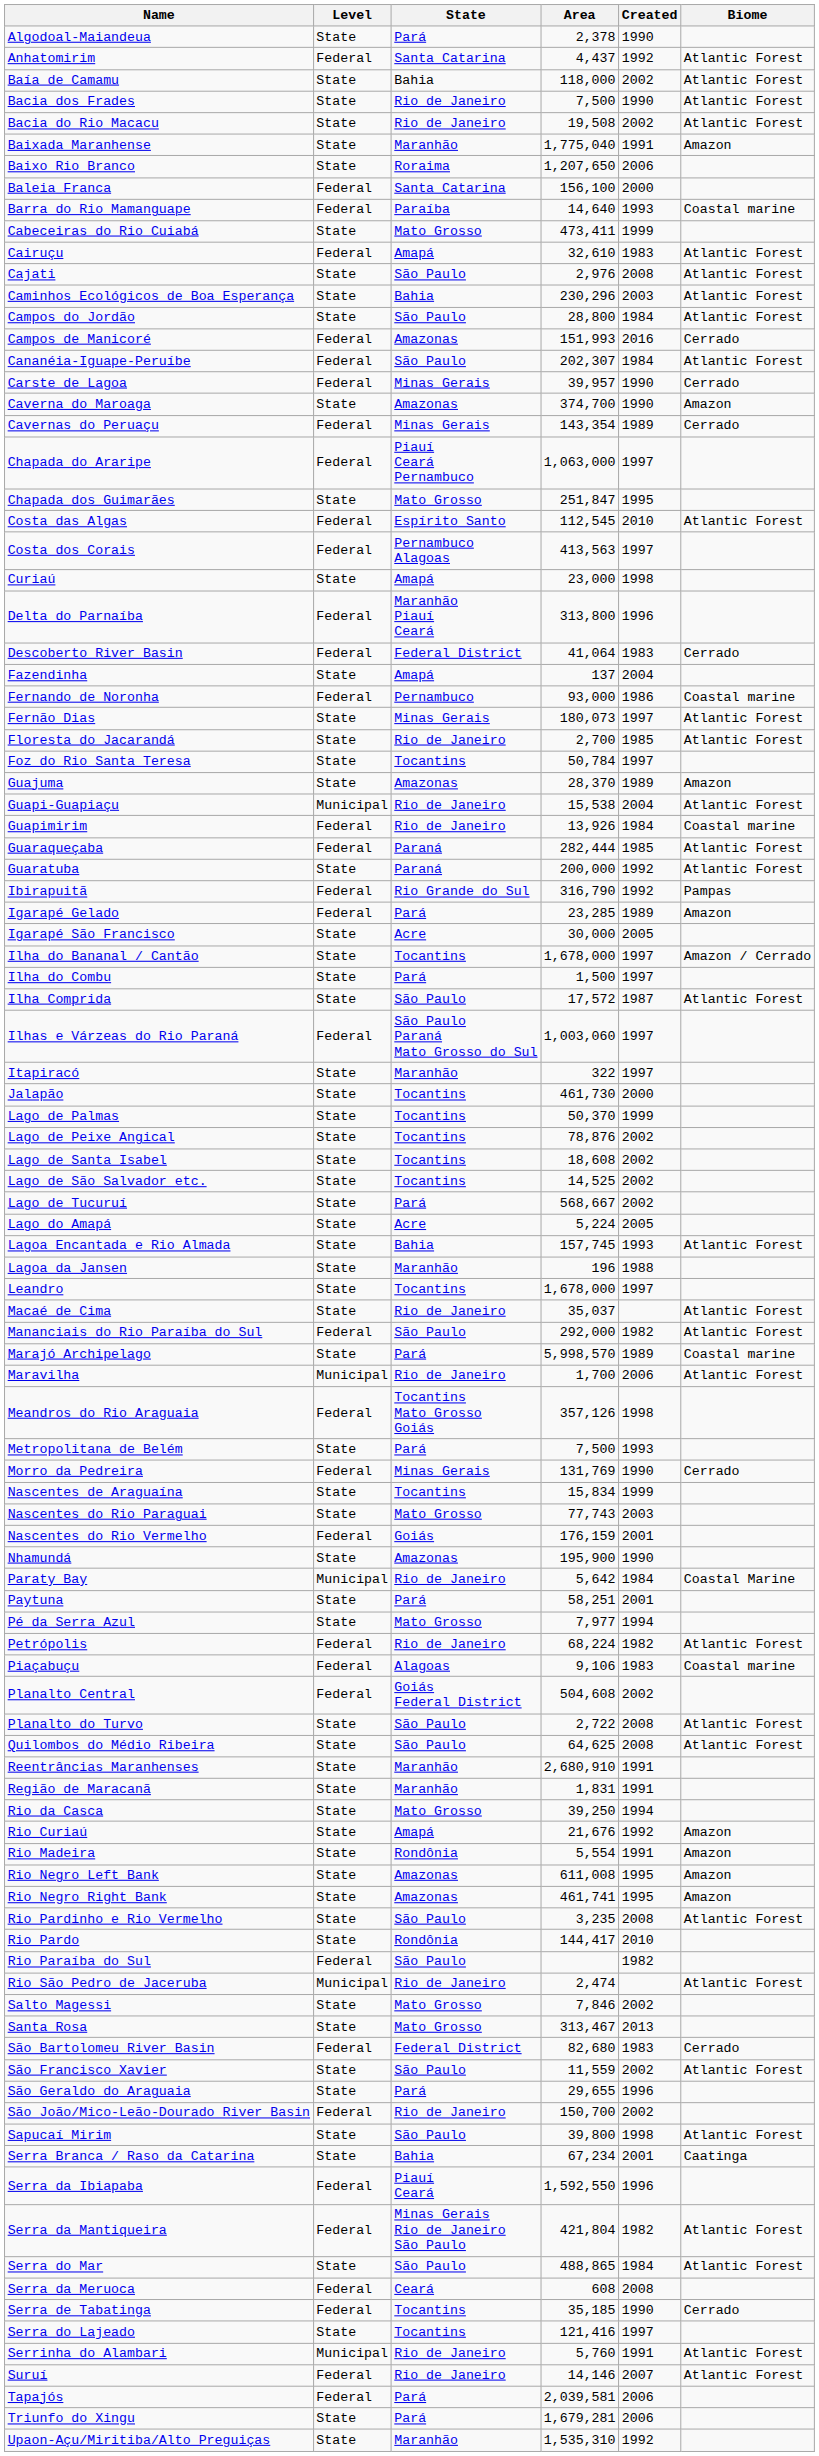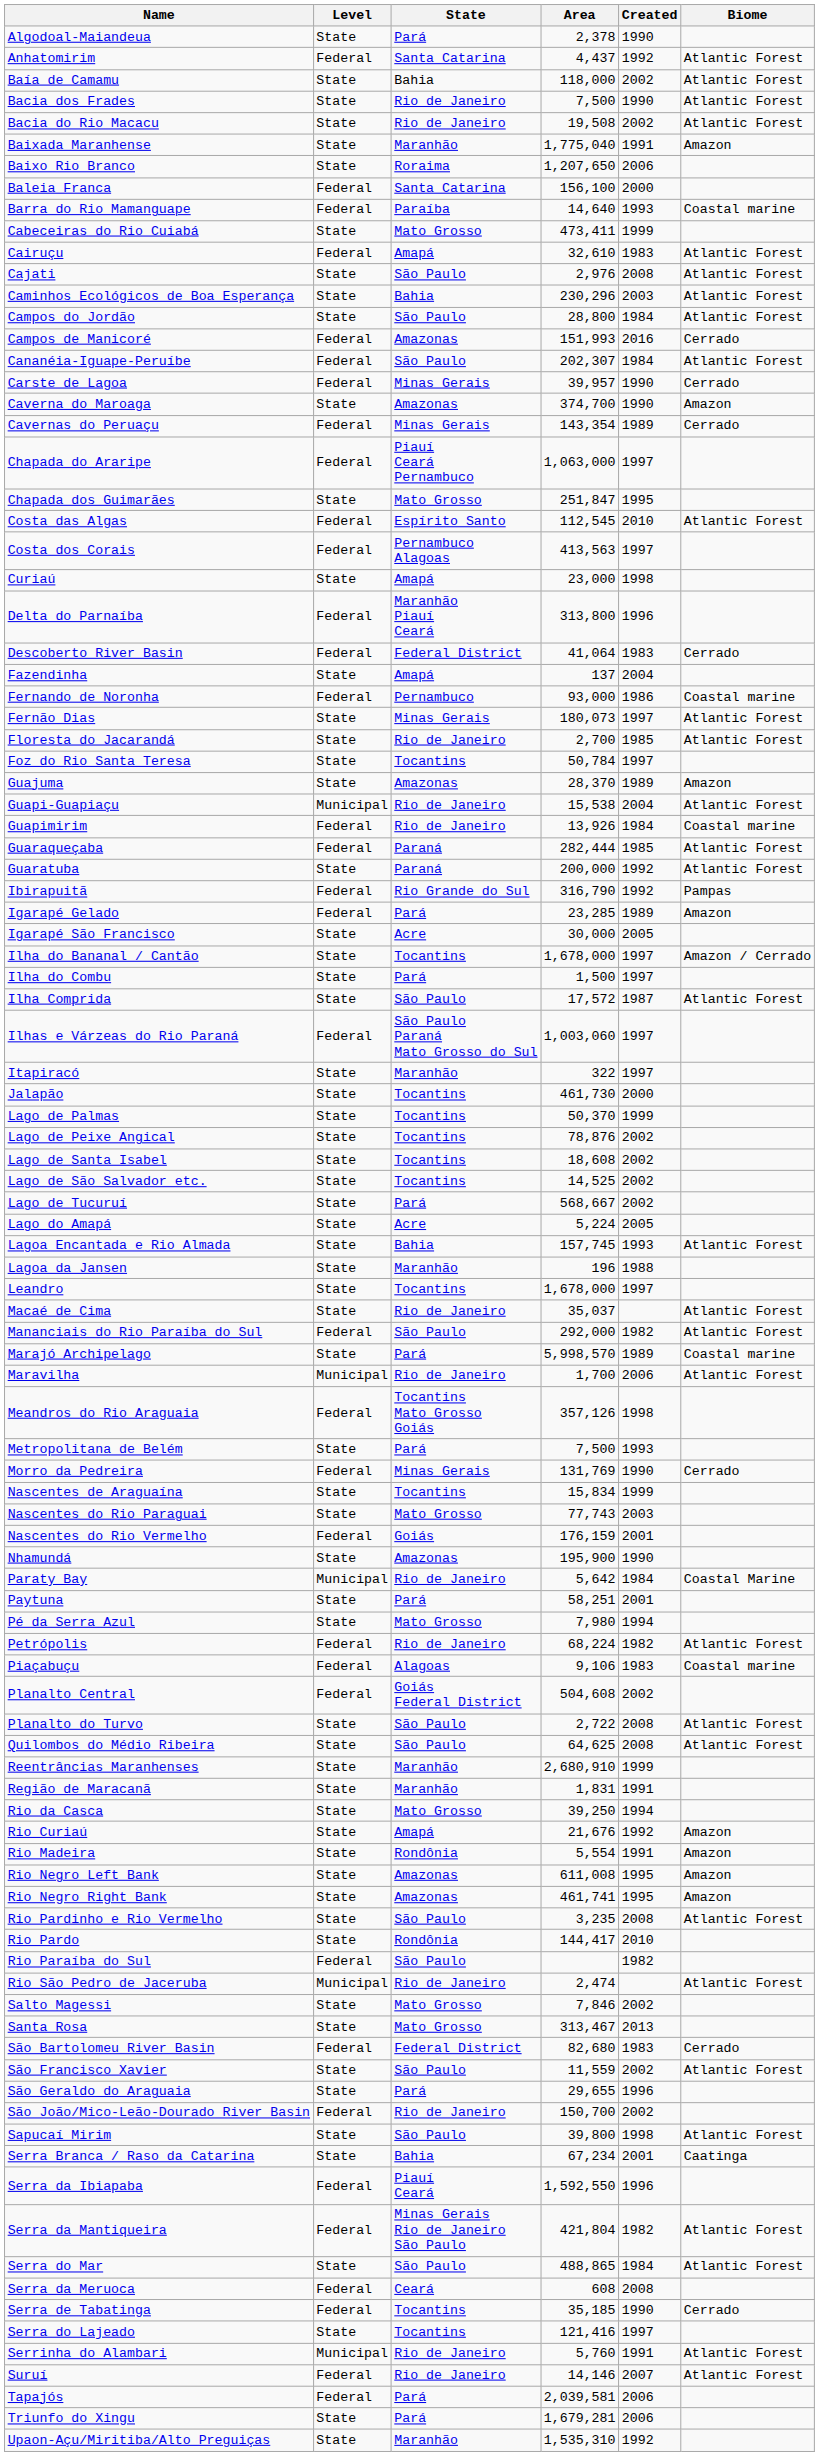(596, 1623) 7,977 -> (596, 1623) 7,980
(638, 1768) 1991 -> (638, 1768) 1999
